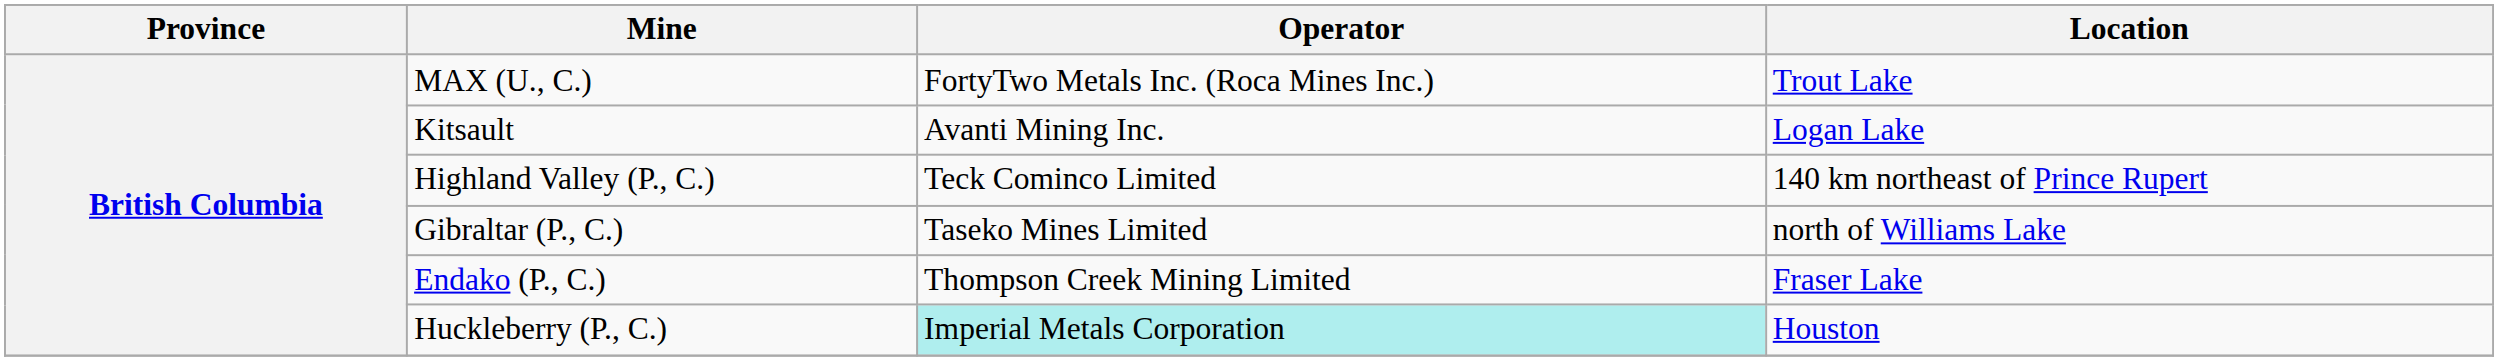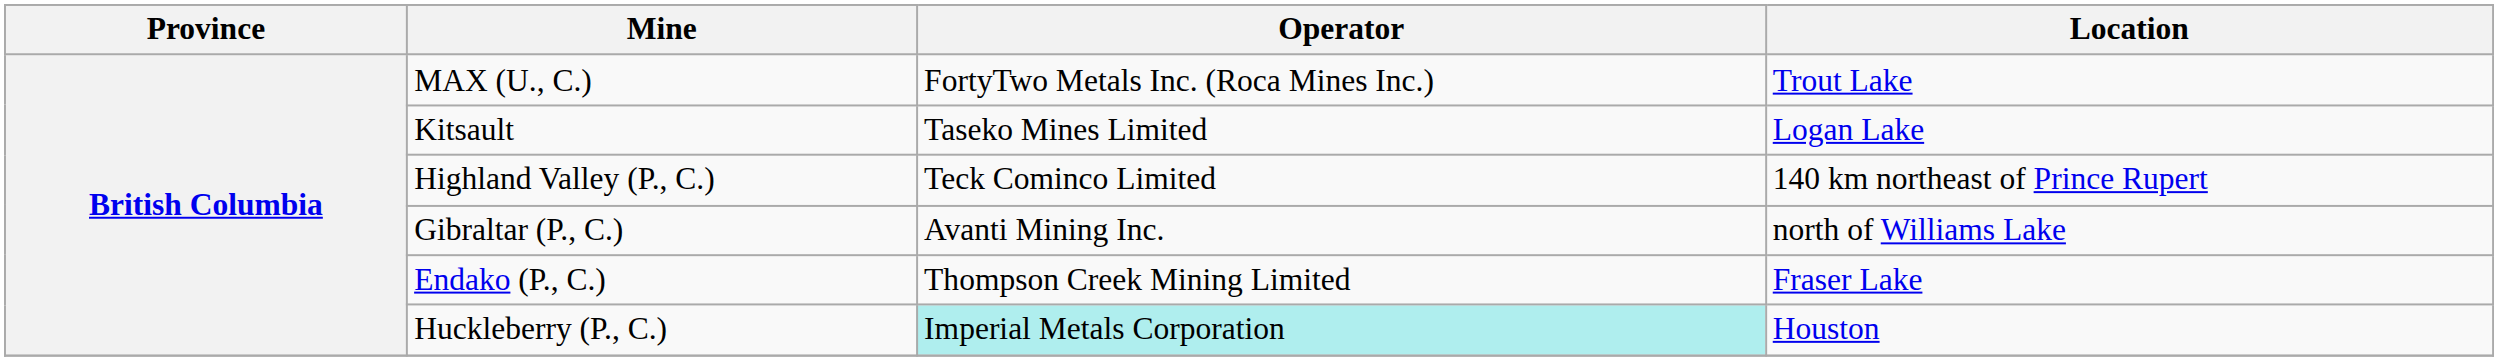(1044, 129) Avanti Mining Inc. -> (1066, 129) Taseko Mines Limited
(1066, 229) Taseko Mines Limited -> (1044, 229) Avanti Mining Inc.
